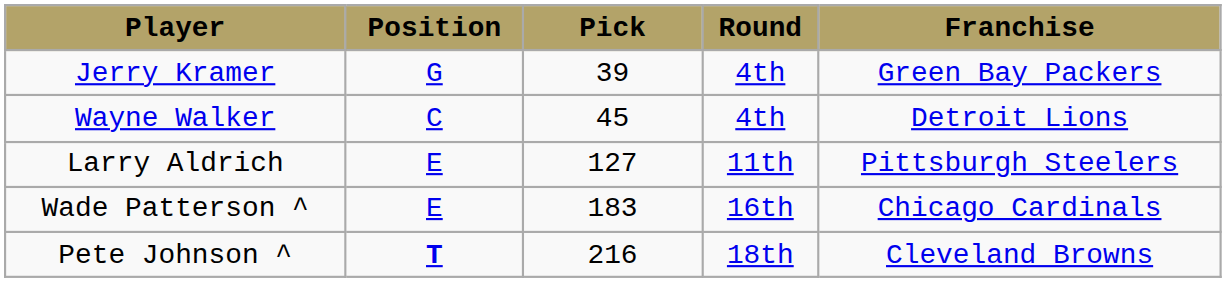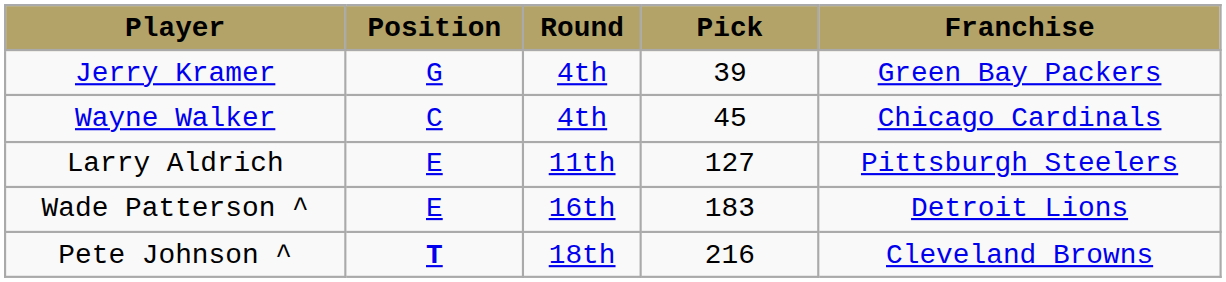columns swapped: (760, 28) <-> (613, 28)
(1020, 118) Detroit Lions -> (1020, 118) Chicago Cardinals
(1020, 209) Chicago Cardinals -> (1020, 209) Detroit Lions
